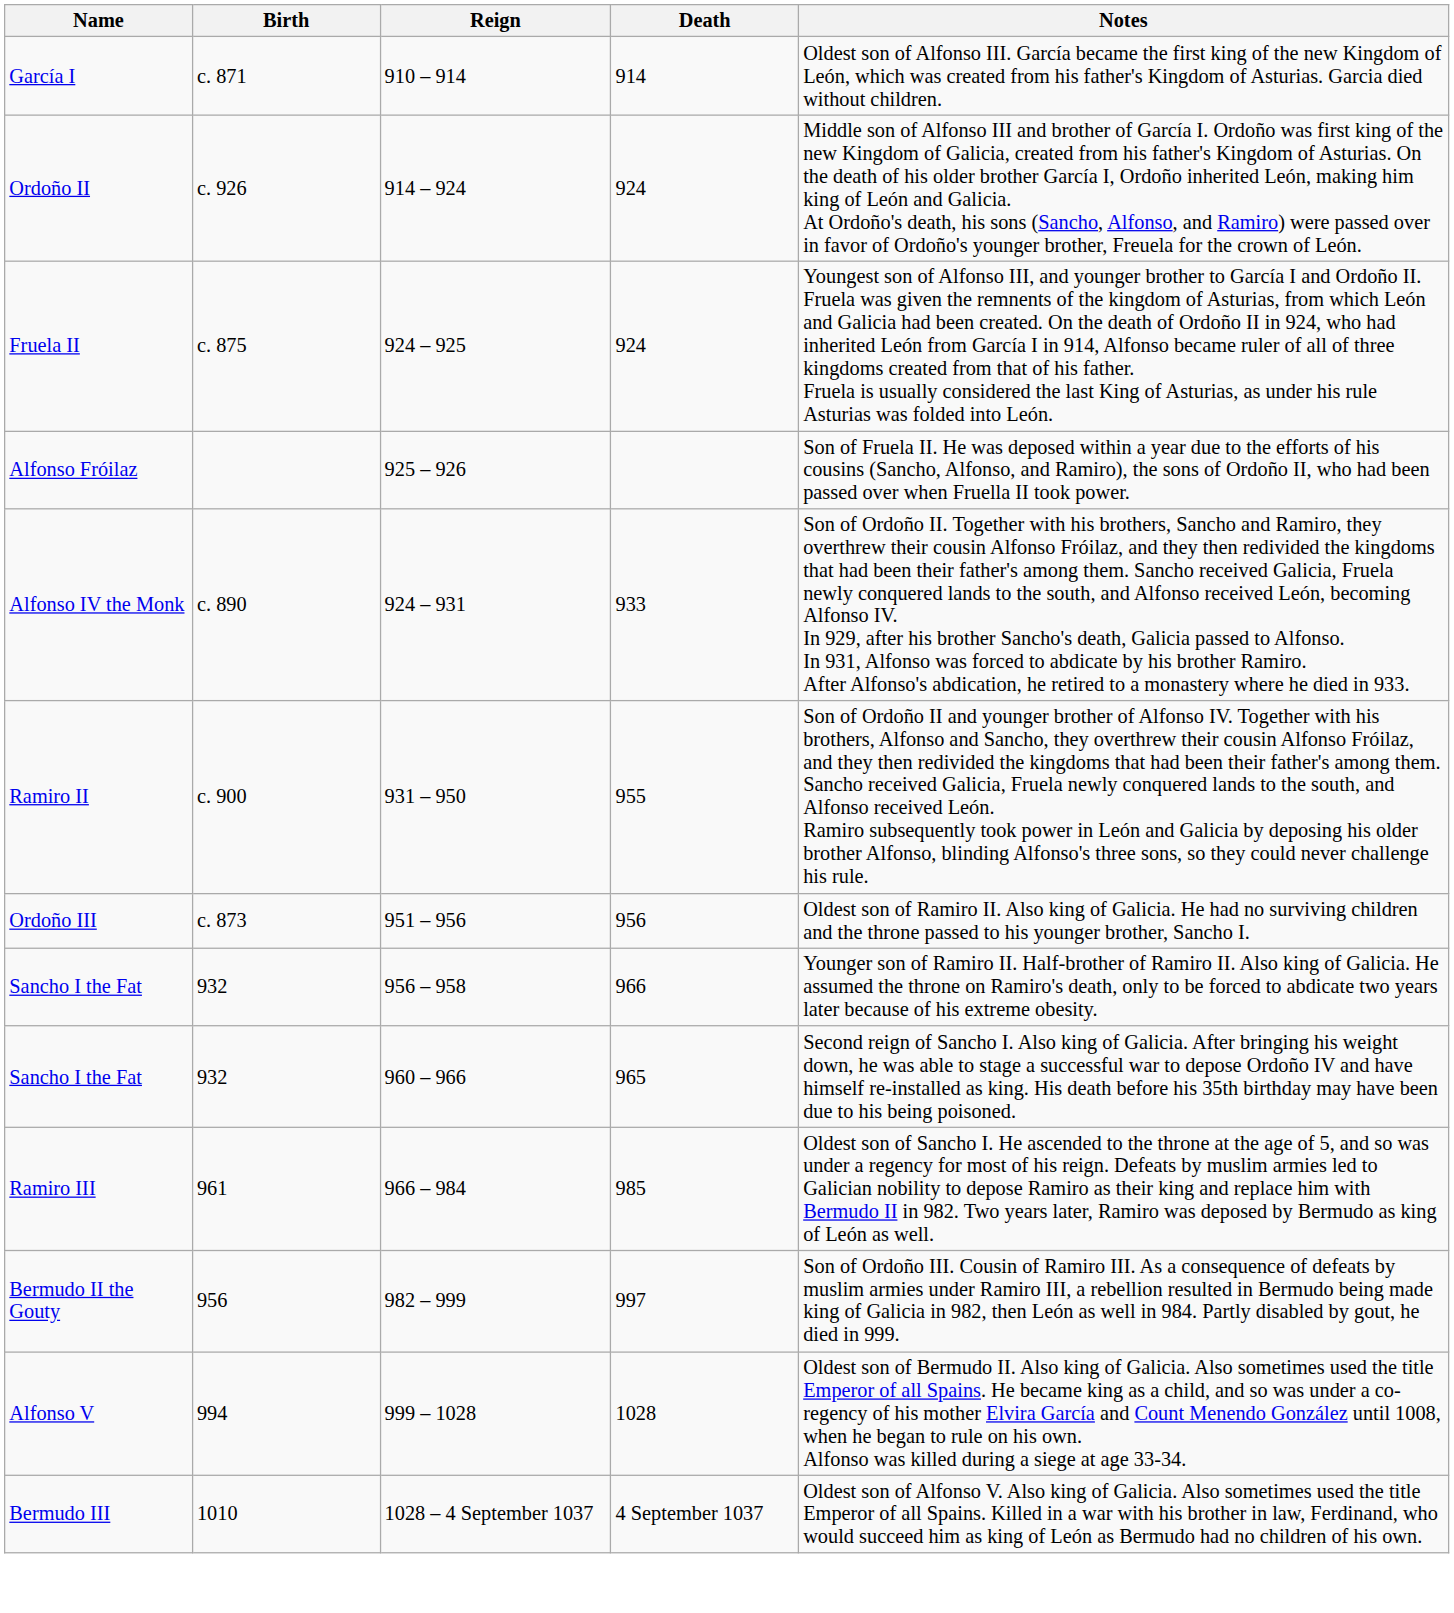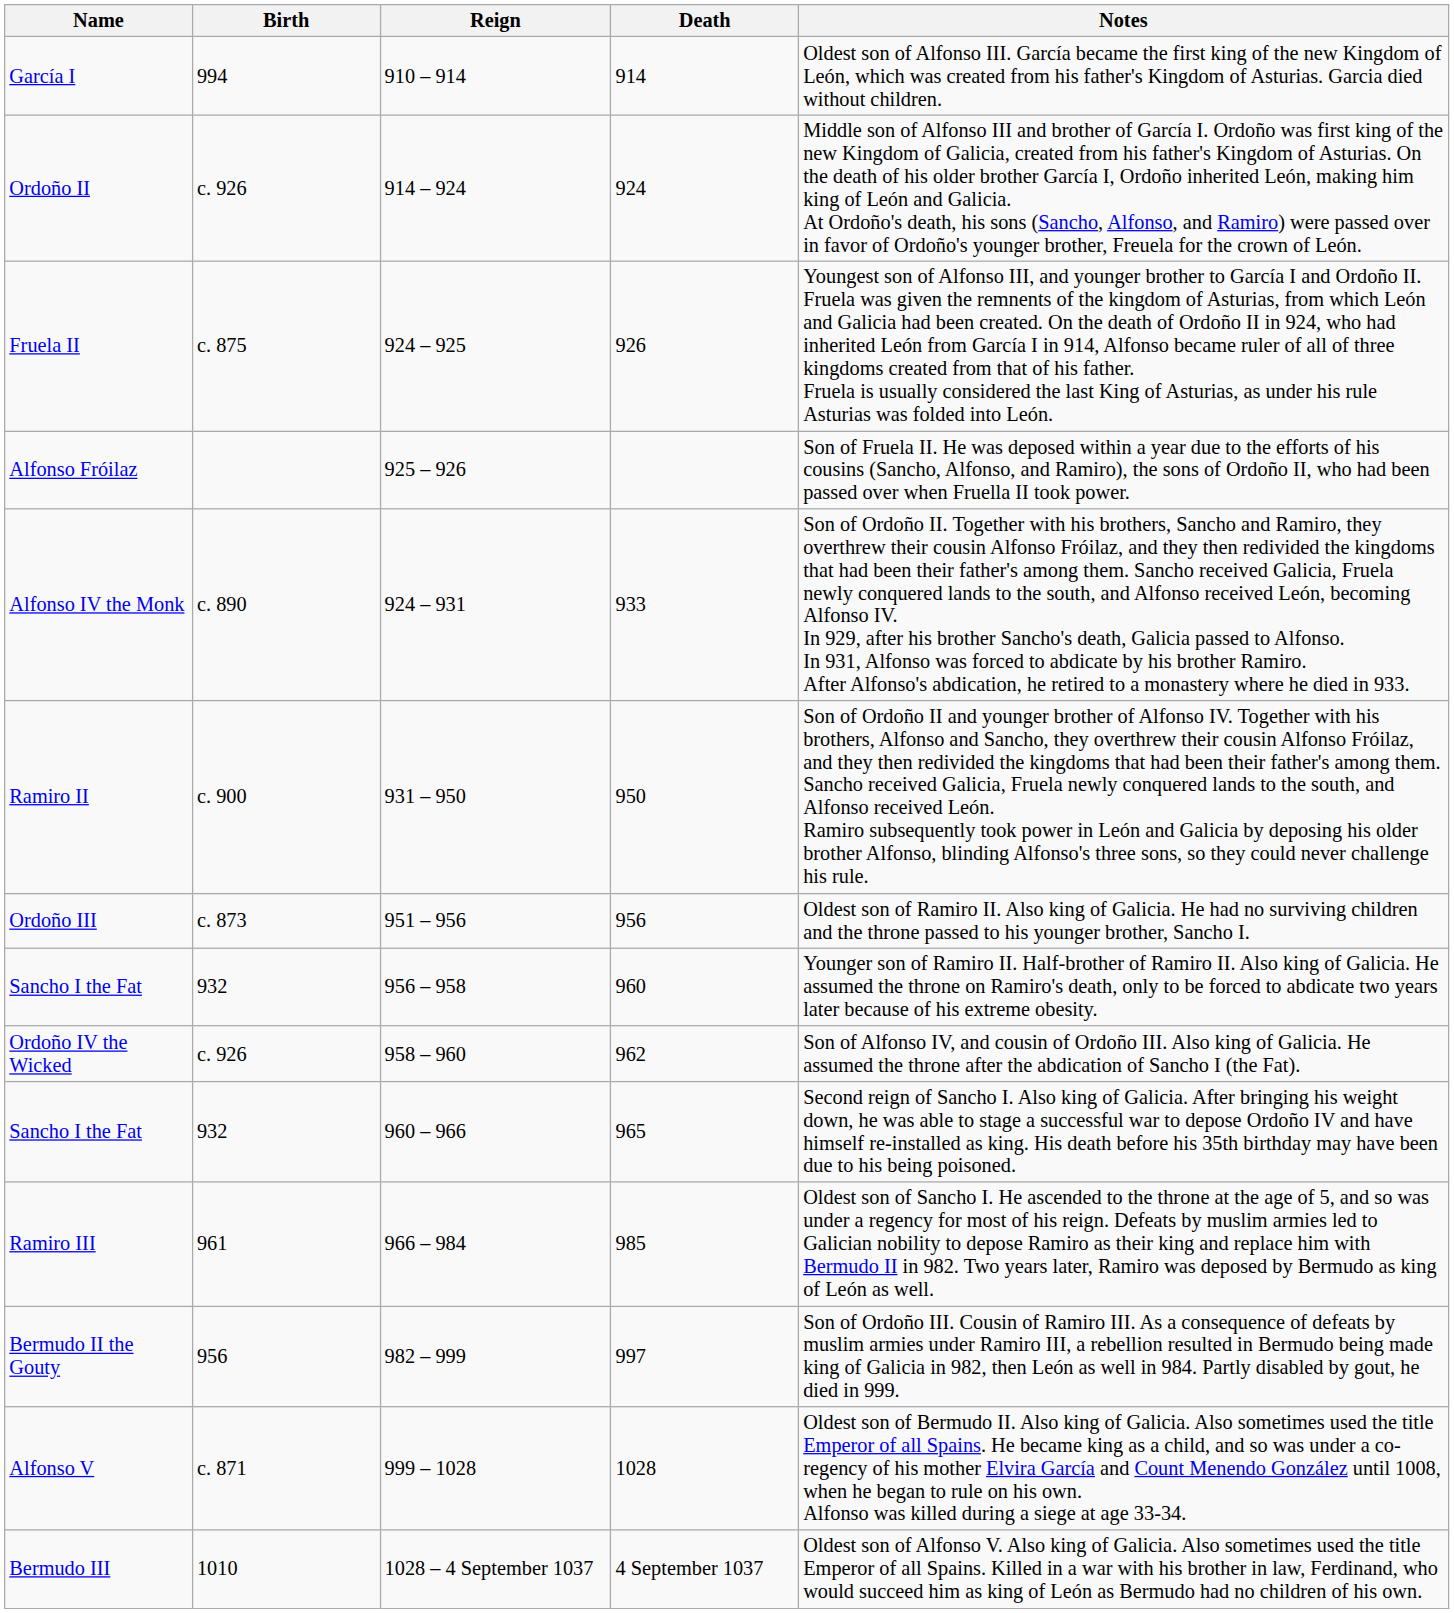(222, 75) c. 871 -> (212, 75) 994
(631, 345) 924 -> (631, 345) 926
(631, 796) 955 -> (631, 796) 950
(631, 987) 966 -> (631, 987) 960
+ row: (68, 1053)
(212, 1413) 994 -> (222, 1468) c. 871
